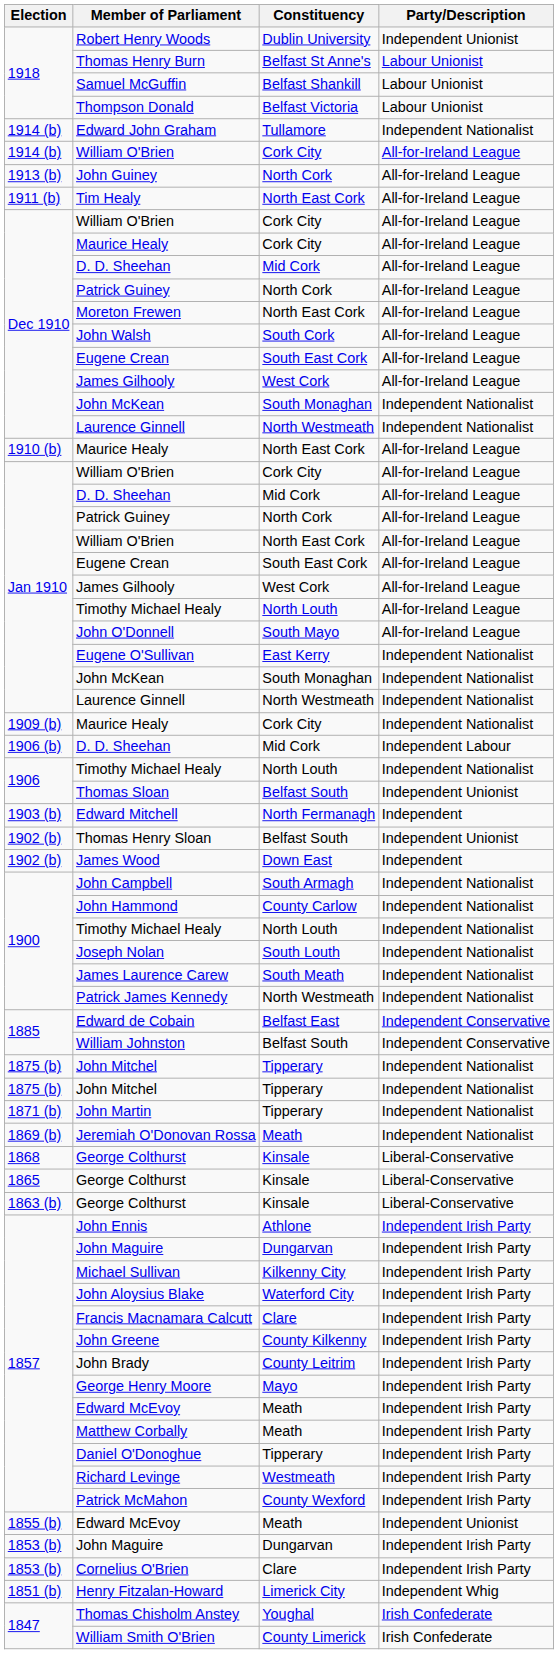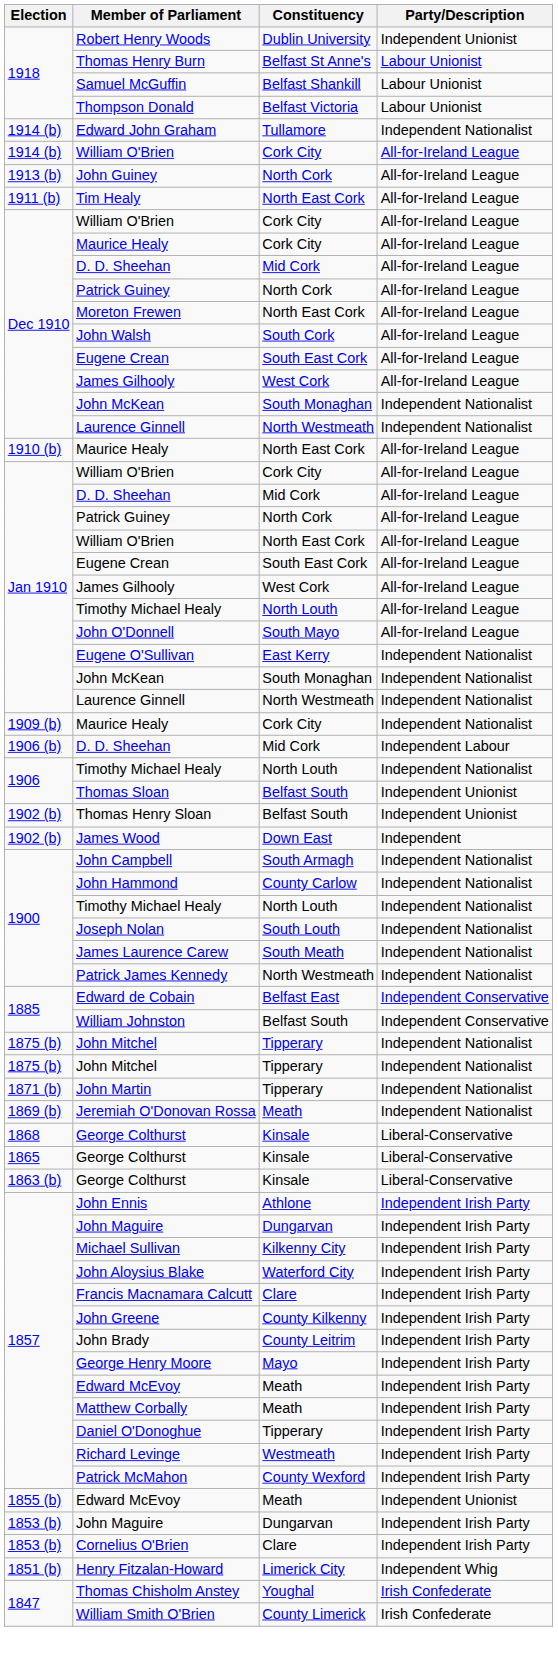- row: (35, 815)
